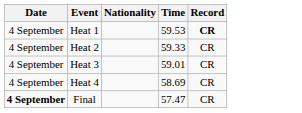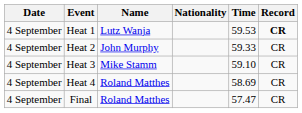+ column: (135, 13)
(173, 64) 59.01 -> (244, 64) 59.10
(36, 99) bold -> (34, 99) normal
